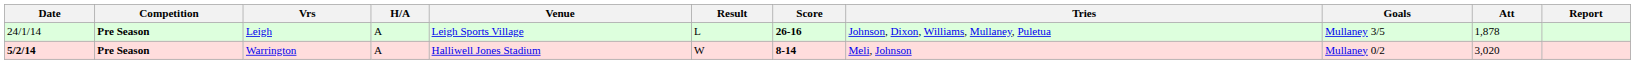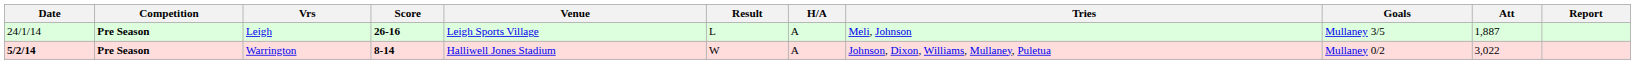columns swapped: (400, 13) <-> (809, 13)
(950, 31) Johnson, Dixon, Williams, Mullaney, Puletua -> (880, 31) Meli, Johnson
(1487, 31) 1,878 -> (1487, 31) 1,887
(880, 50) Meli, Johnson -> (950, 50) Johnson, Dixon, Williams, Mullaney, Puletua
(1487, 50) 3,020 -> (1487, 50) 3,022
